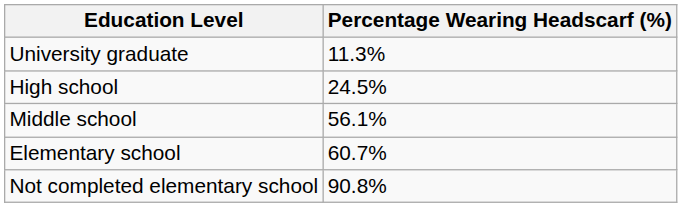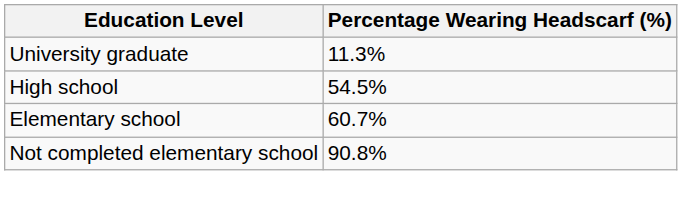(357, 86) 24.5% -> (357, 86) 54.5%
- row: (73, 119)
